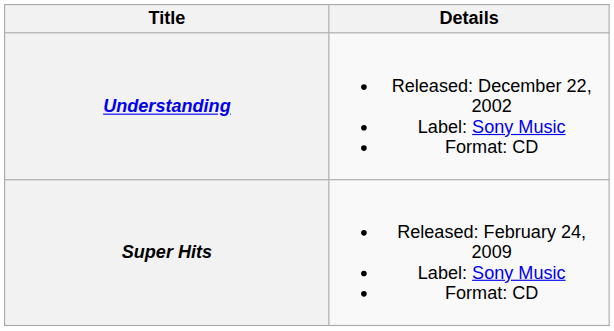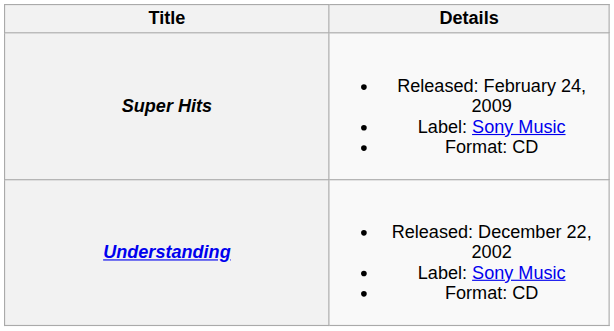rows swapped: (167, 106) <-> (167, 252)
